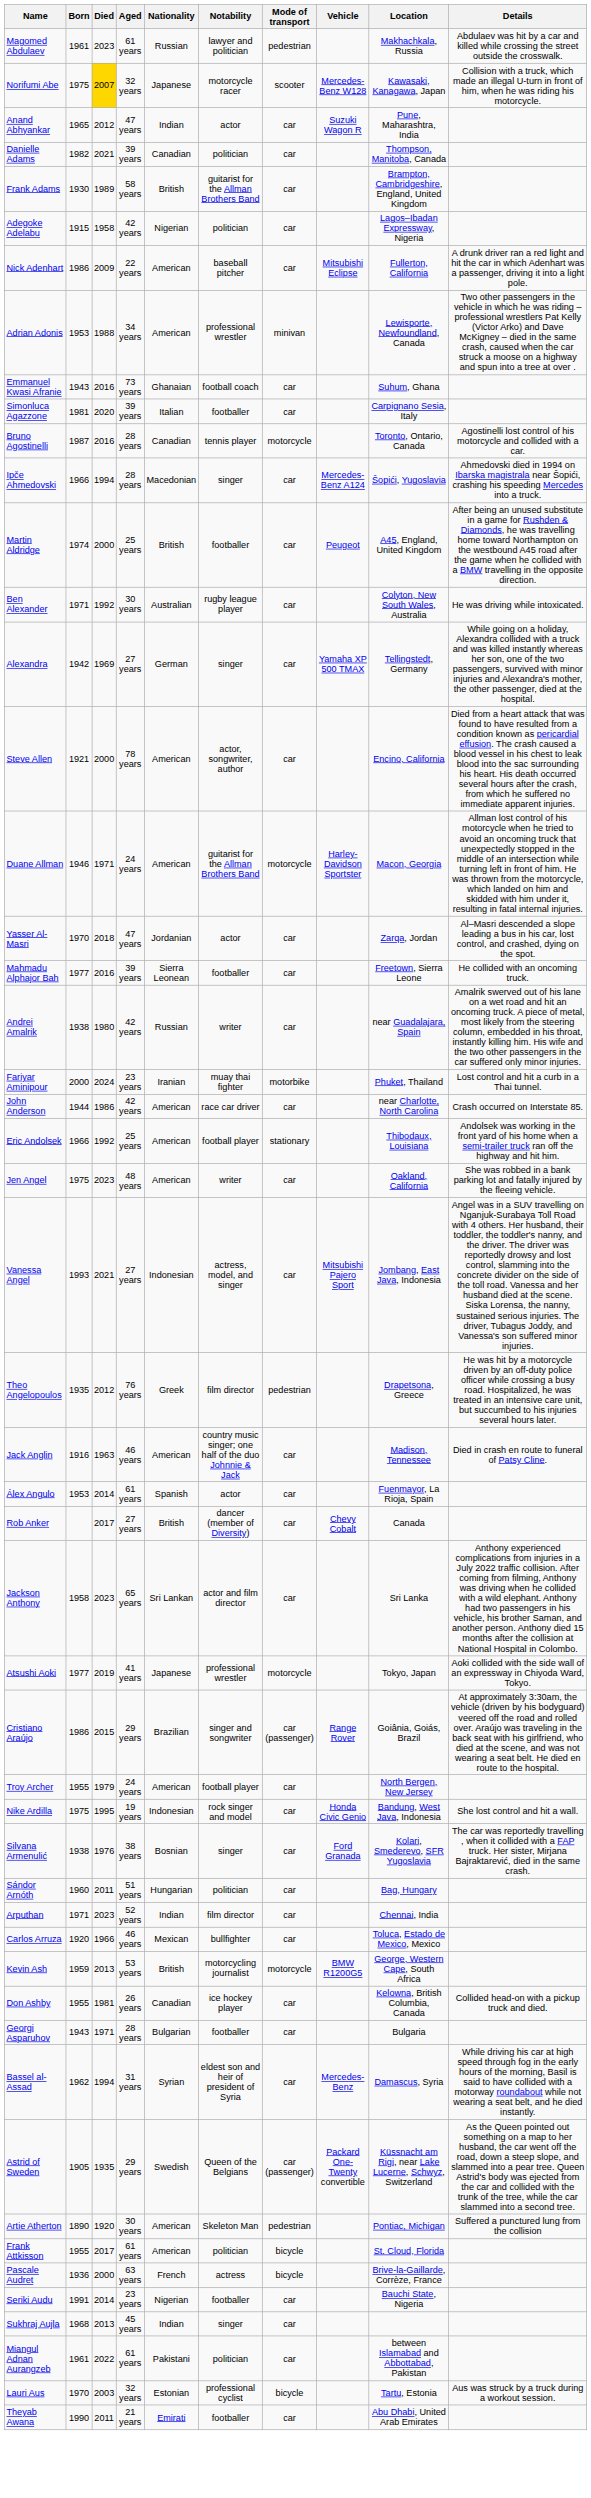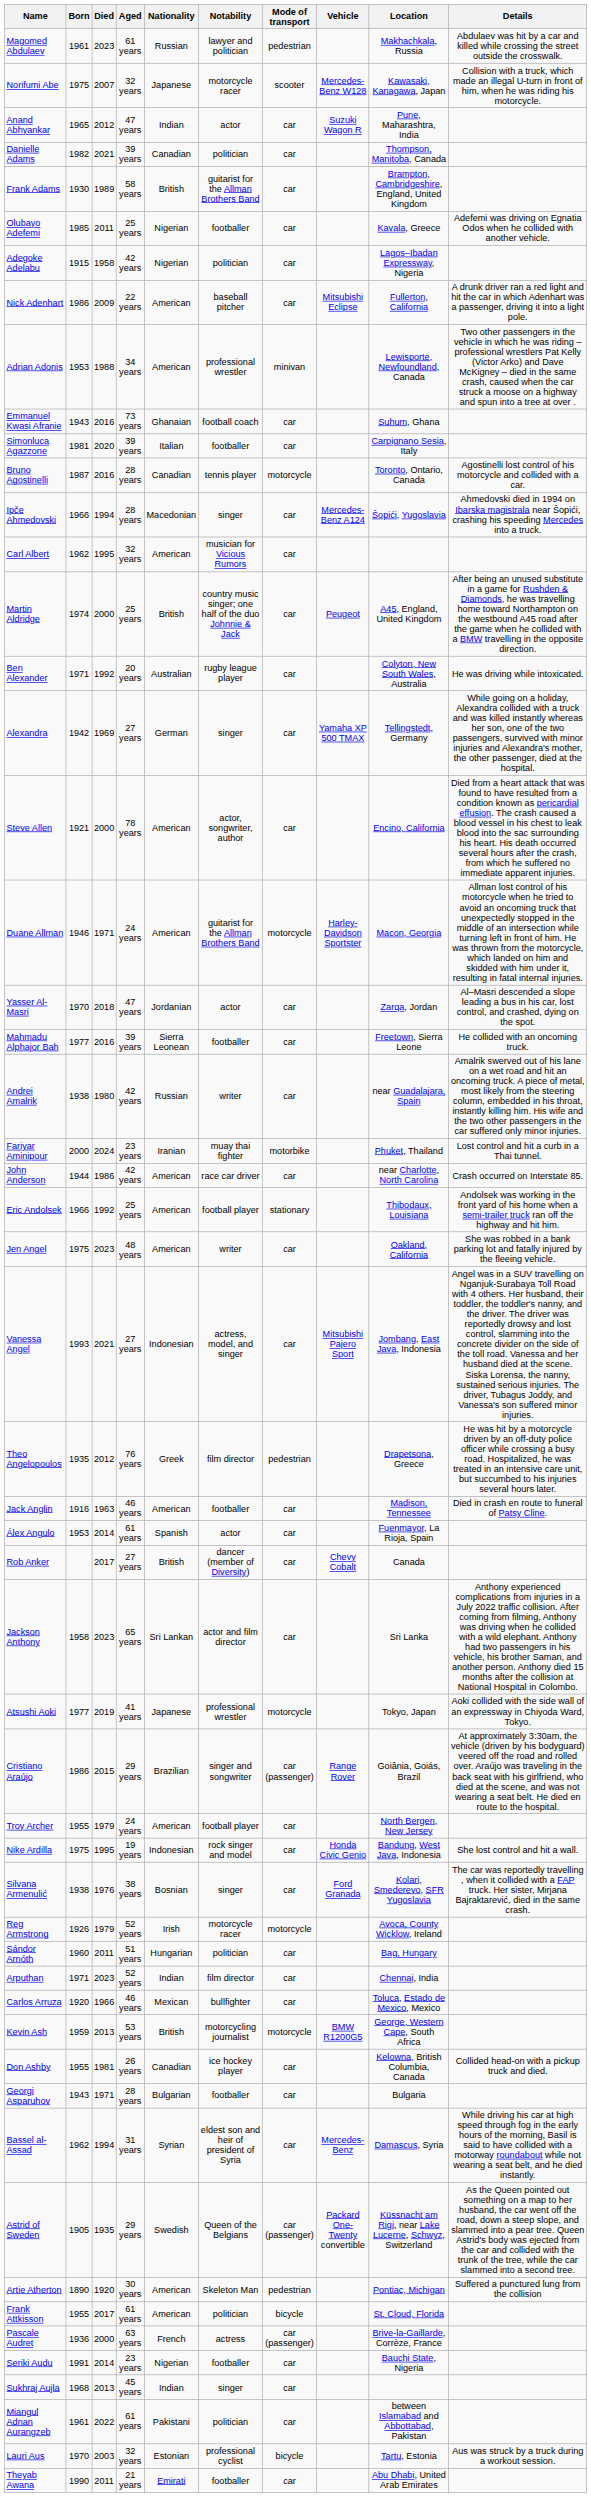(104, 85) gold background -> (104, 85) no background
+ row: (23, 228)
+ row: (28, 554)
(230, 545) footballer -> (230, 613) country music singer; one half of the duo Johnnie & Jack
(130, 604) 30 years -> (130, 673) 20 years
(230, 1454) country music singer; one half of the duo Johnnie & Jack -> (230, 1508) footballer
+ row: (27, 1929)
(289, 2275) bicycle -> (289, 2338) car (passenger)
